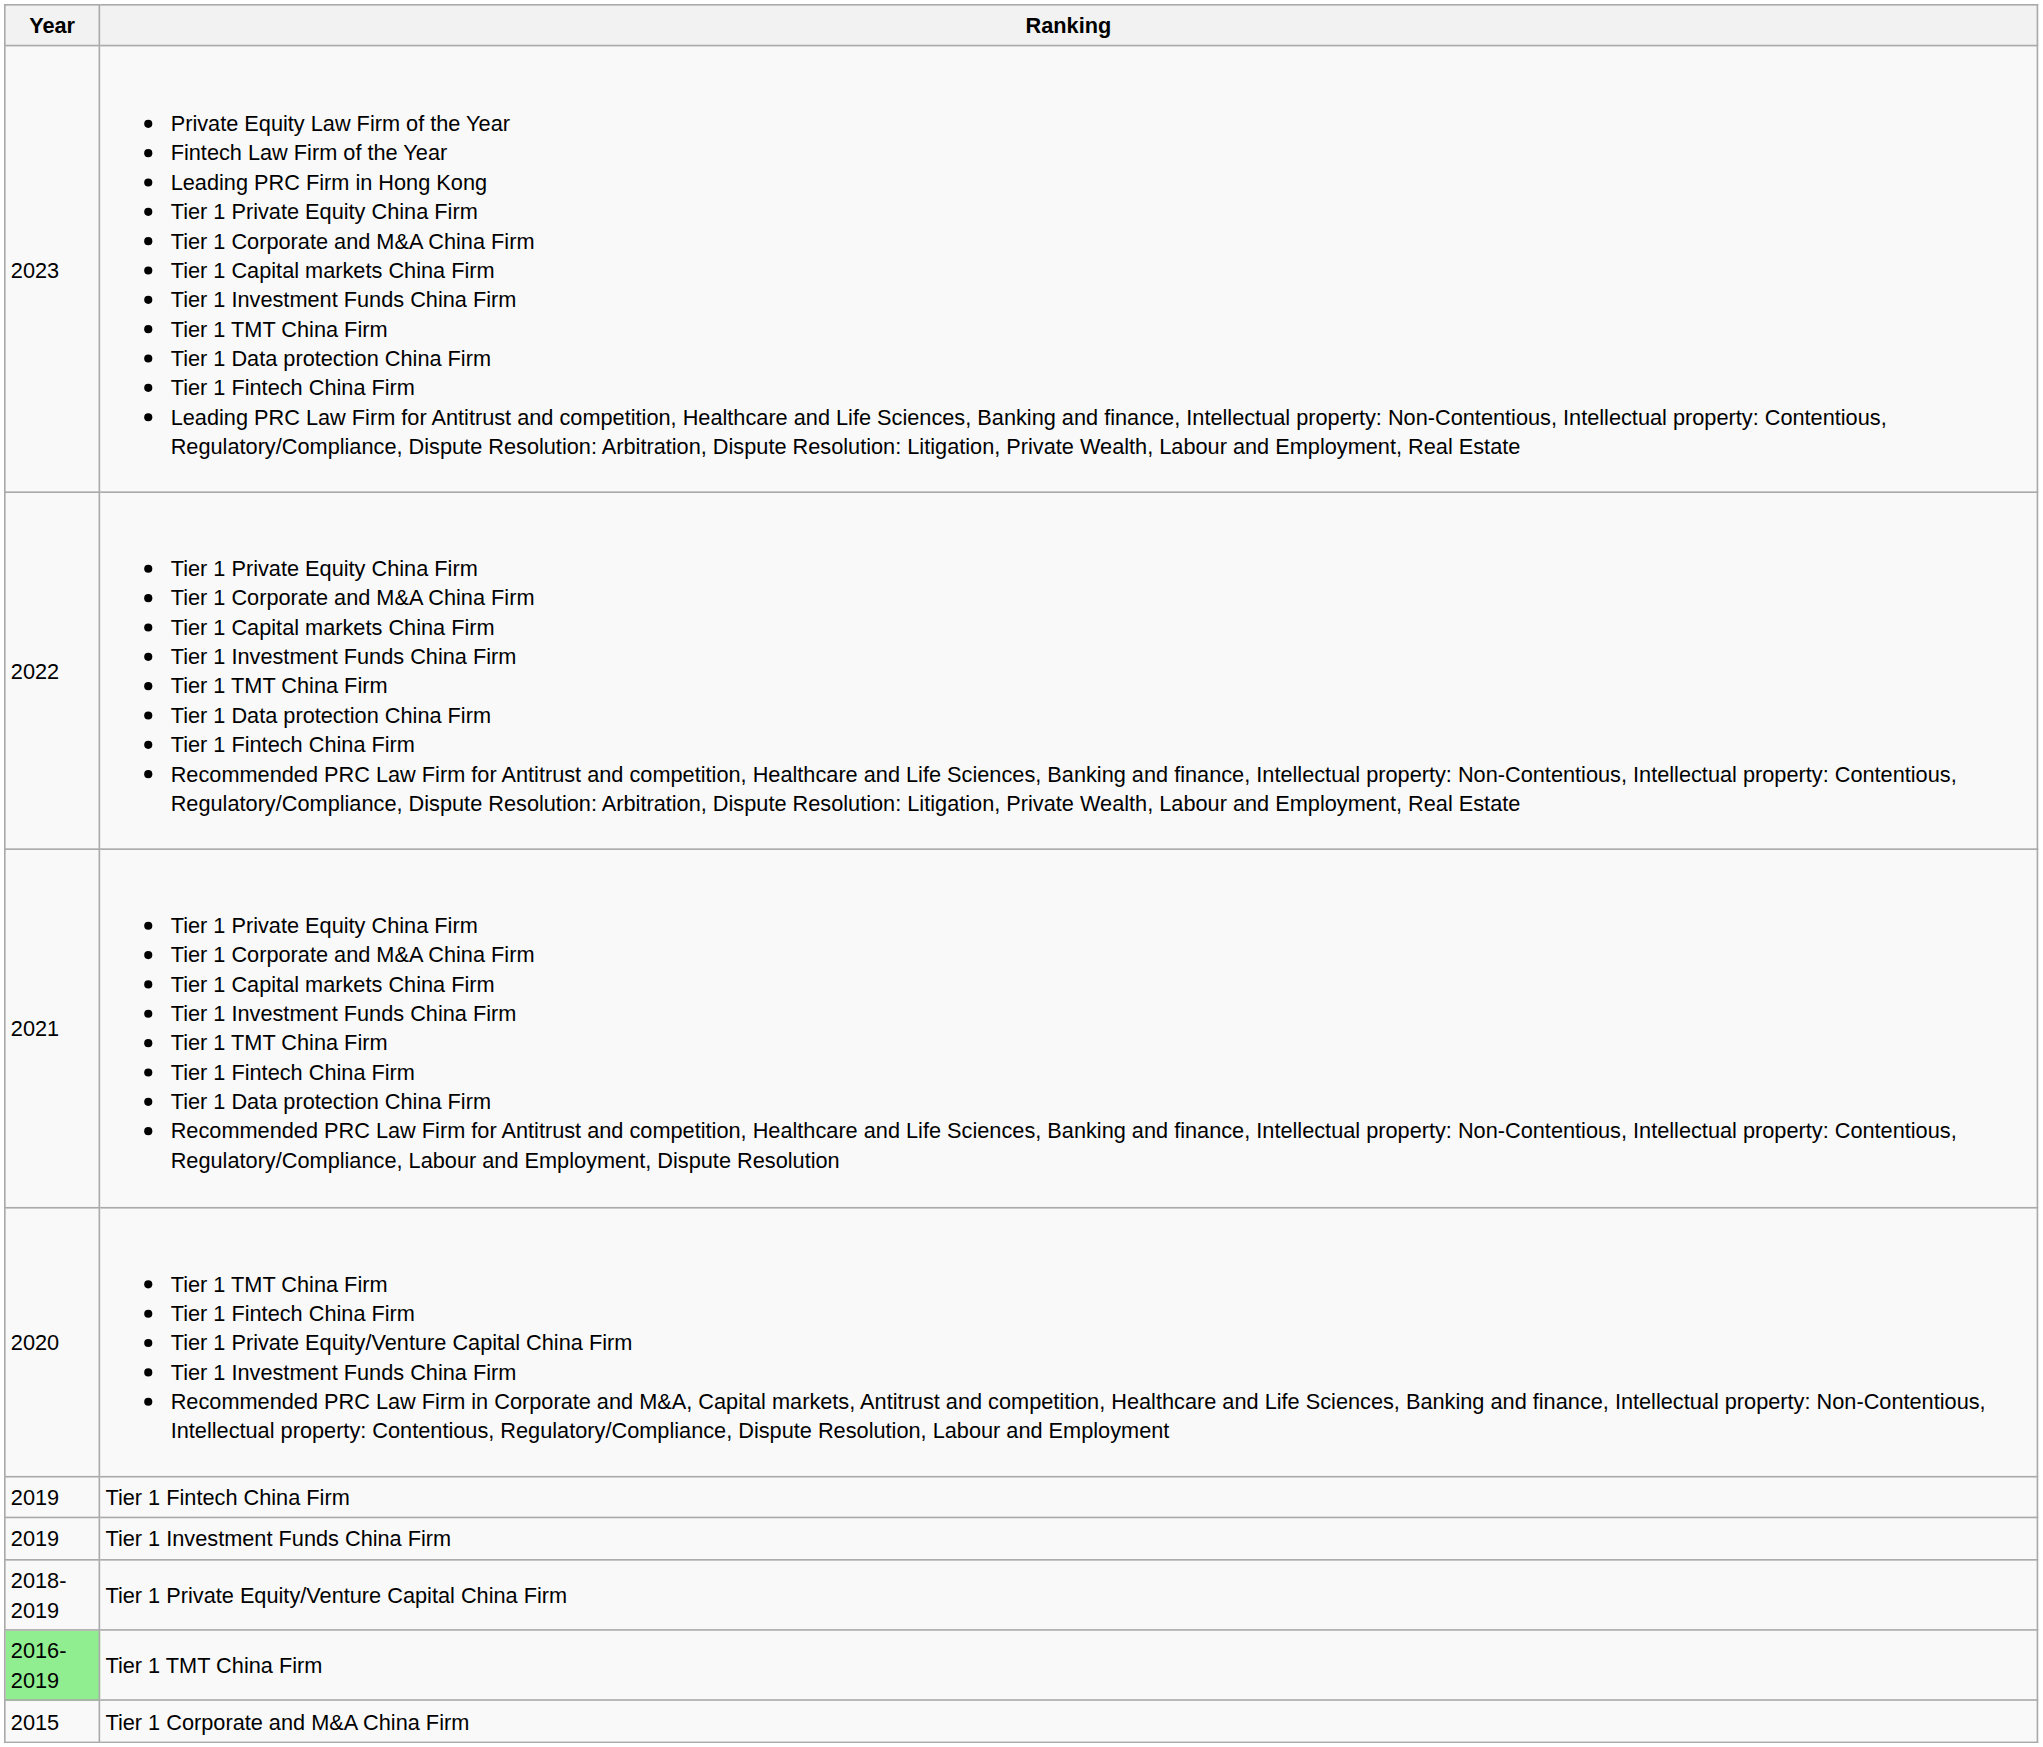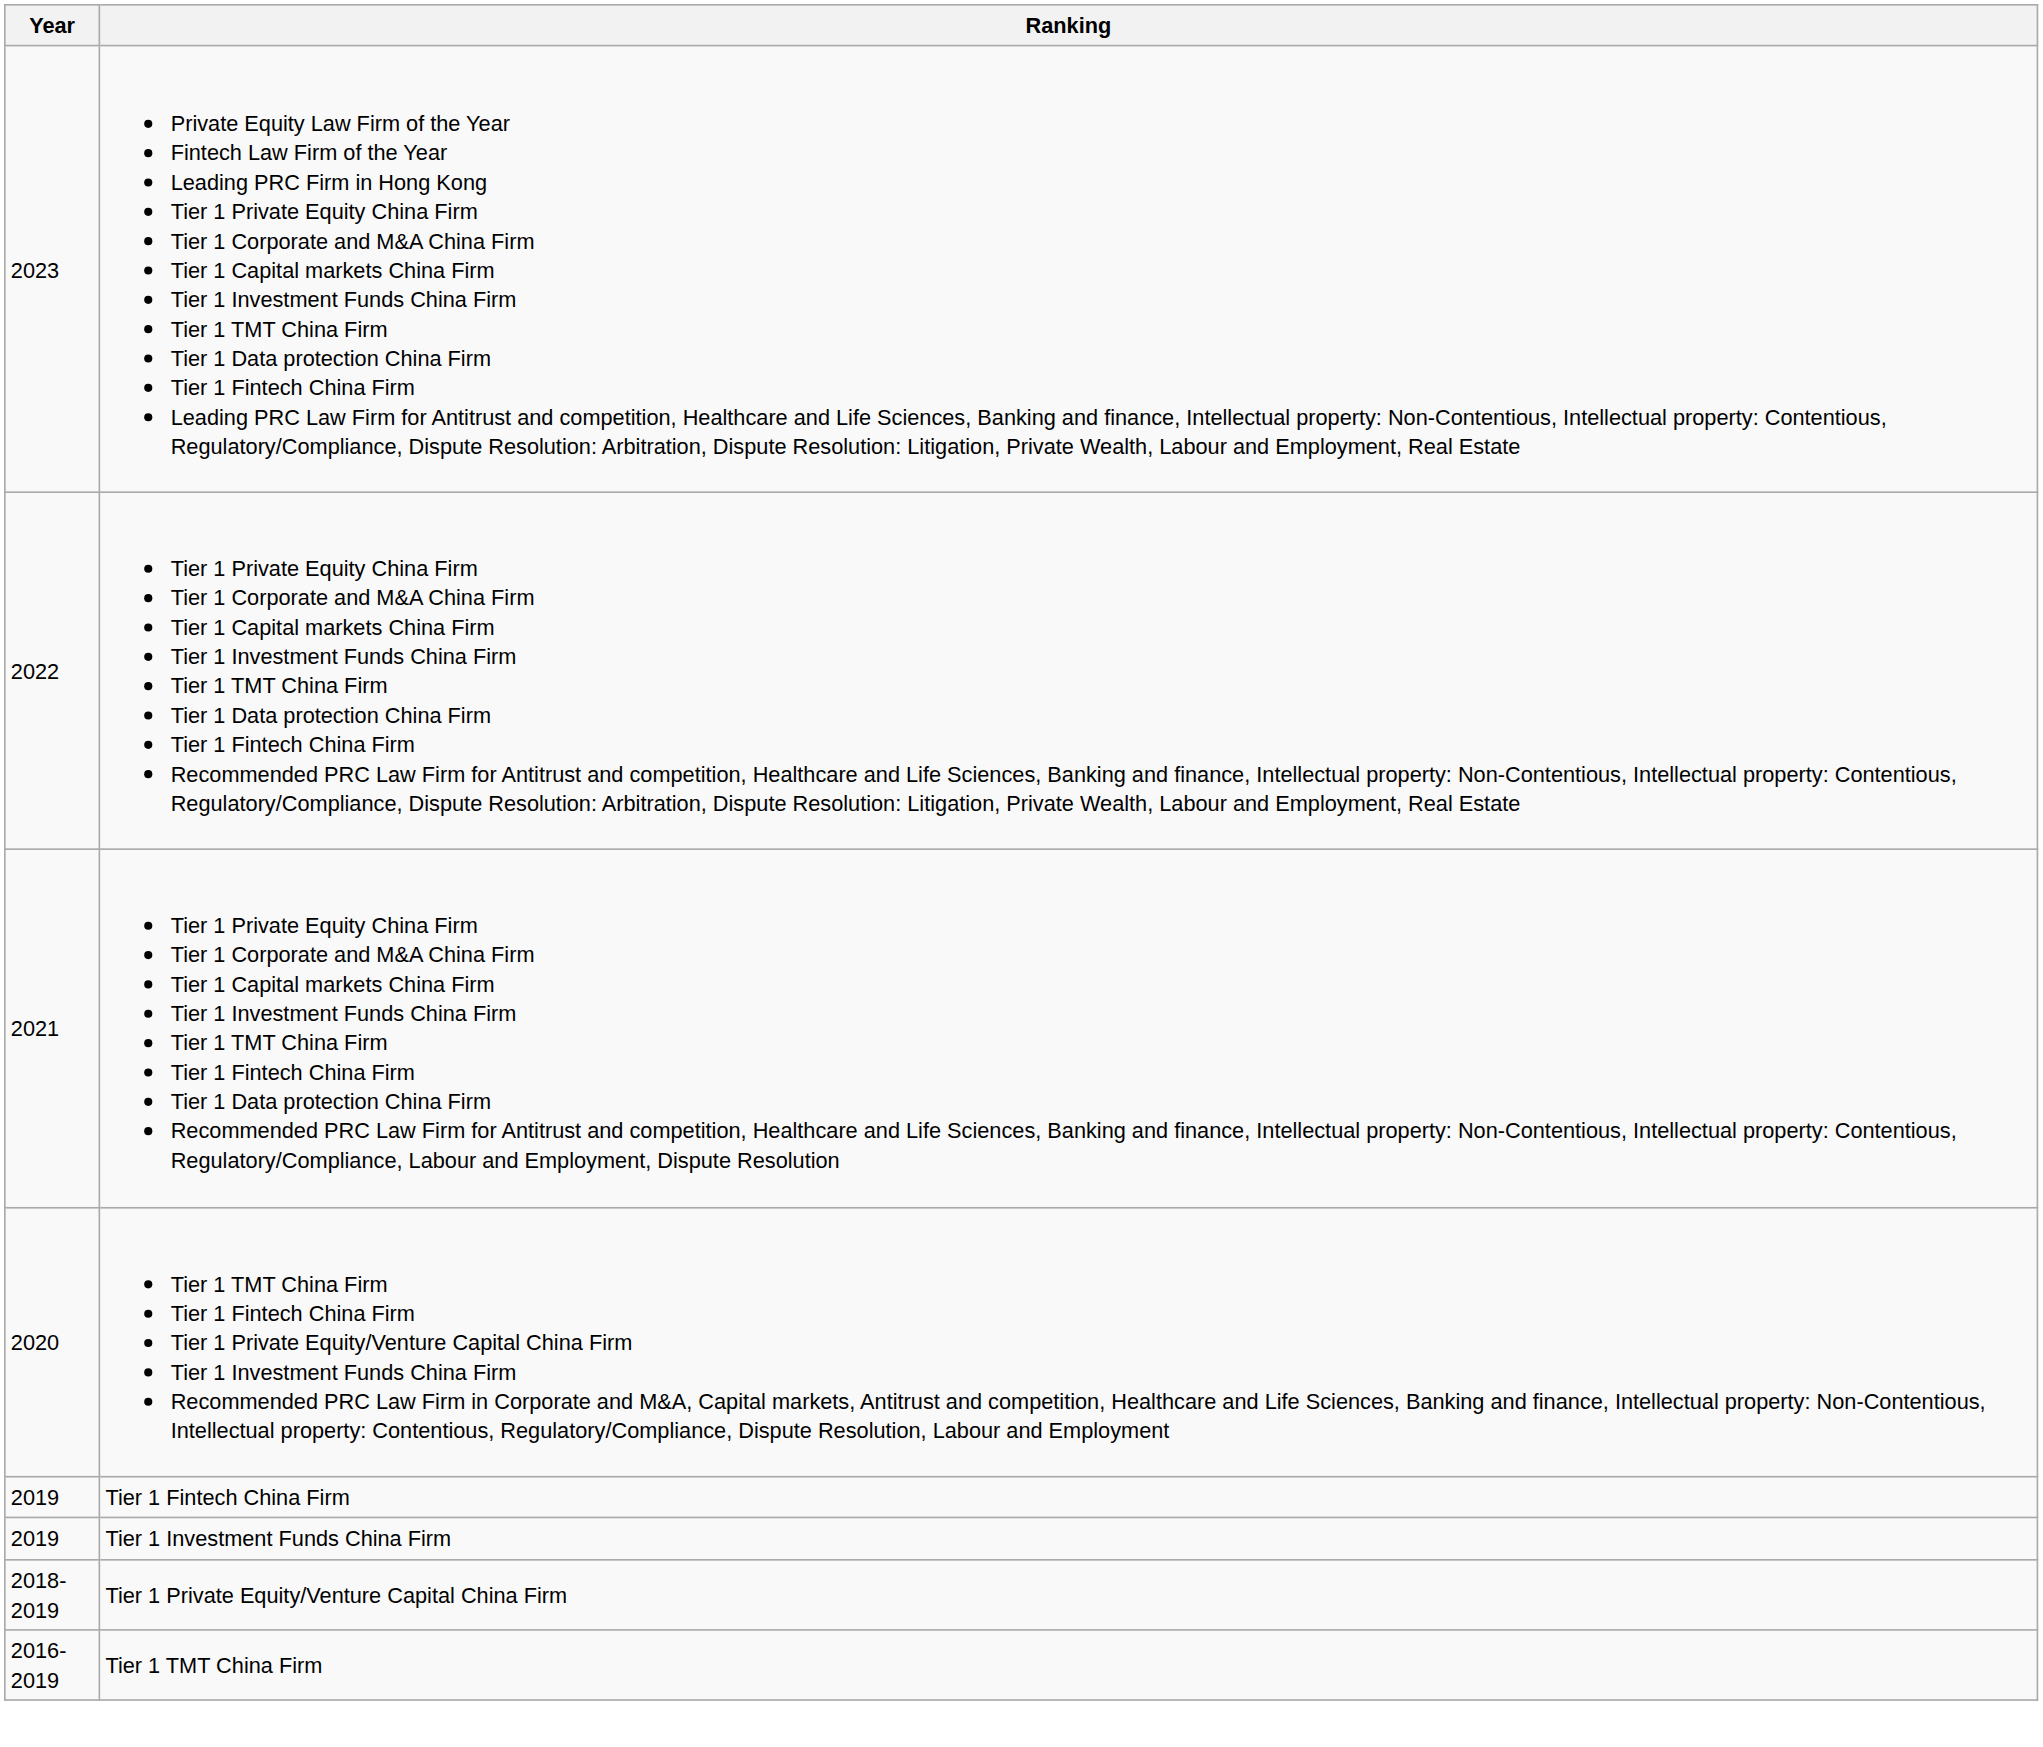(39, 1666) lightgreen background -> (39, 1666) no background
- row: (287, 1722)
